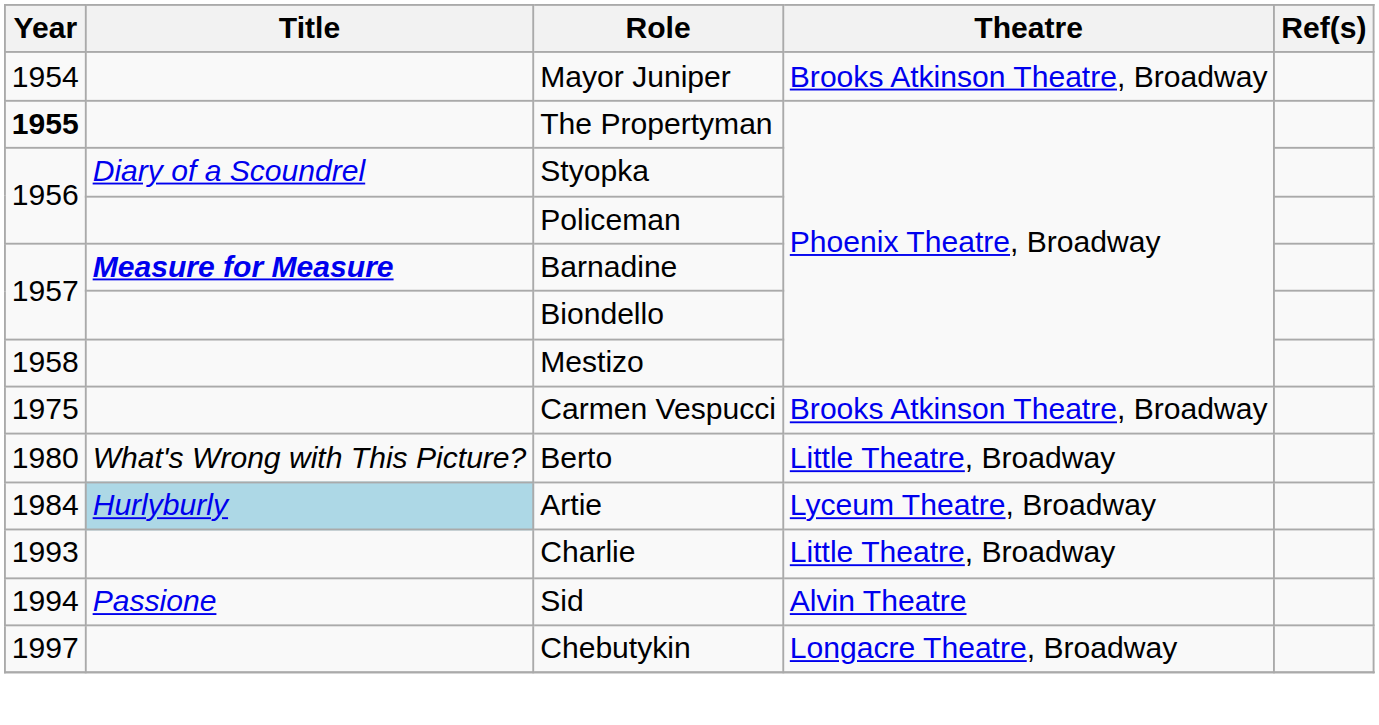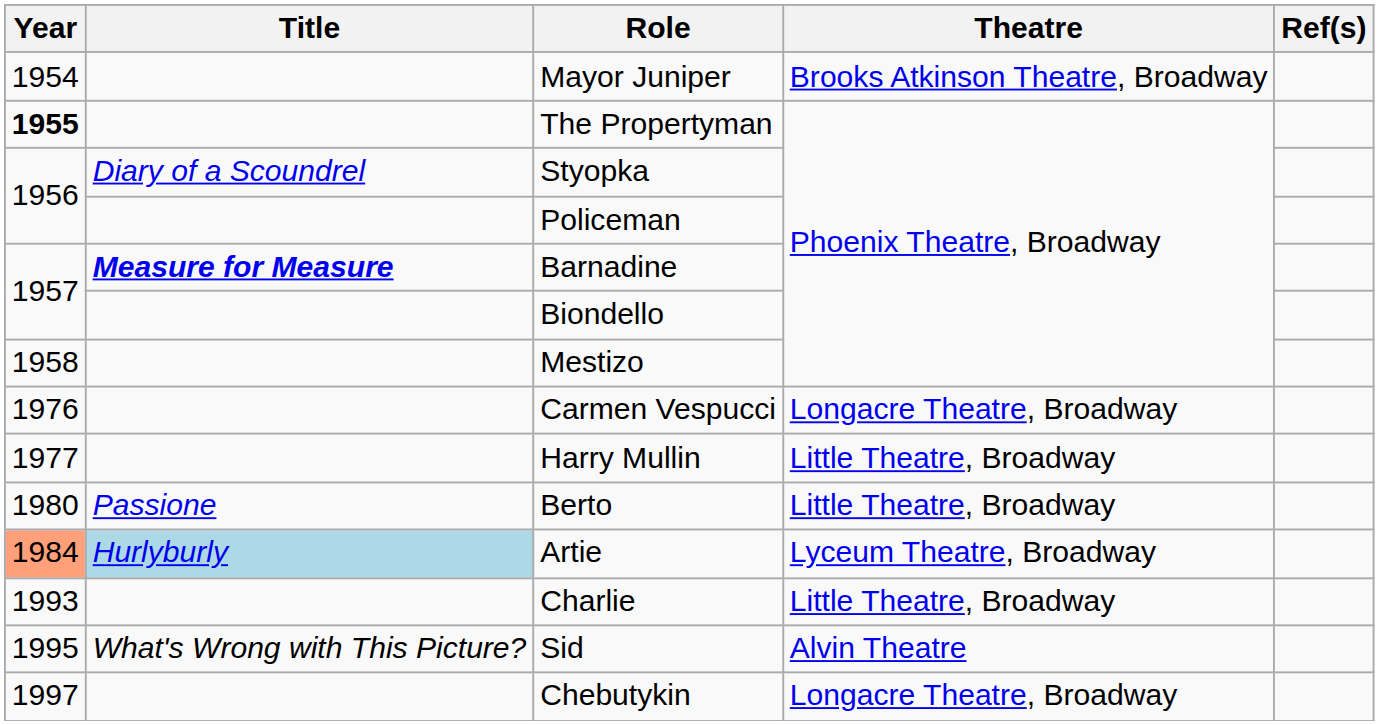(45, 409) 1975 -> (45, 409) 1976
(1029, 409) Brooks Atkinson Theatre, Broadway -> (984, 409) Longacre Theatre, Broadway
+ row: (620, 457)
(310, 457) What's Wrong with This Picture? -> (155, 505) Passione
(45, 505) no background -> (45, 553) lightsalmon background
(45, 600) 1994 -> (45, 648) 1995
(155, 600) Passione -> (310, 648) What's Wrong with This Picture?
